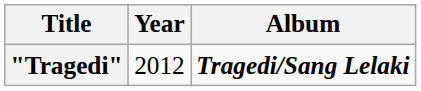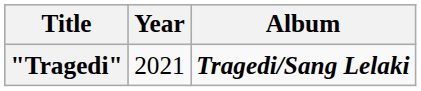(159, 64) 2012 -> (159, 64) 2021
